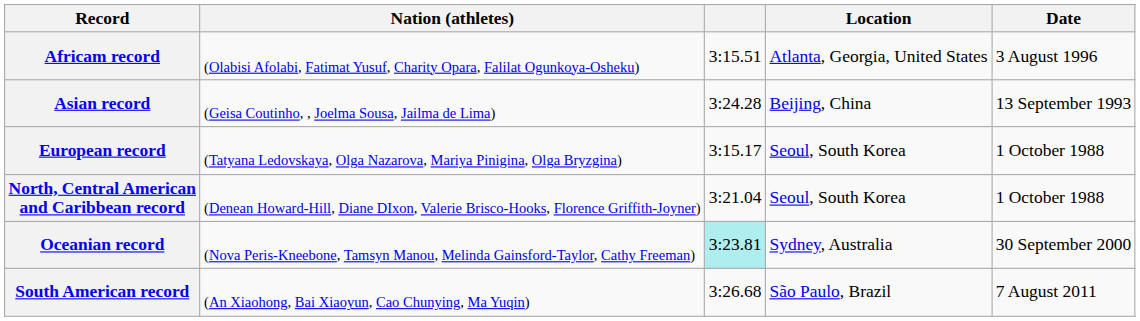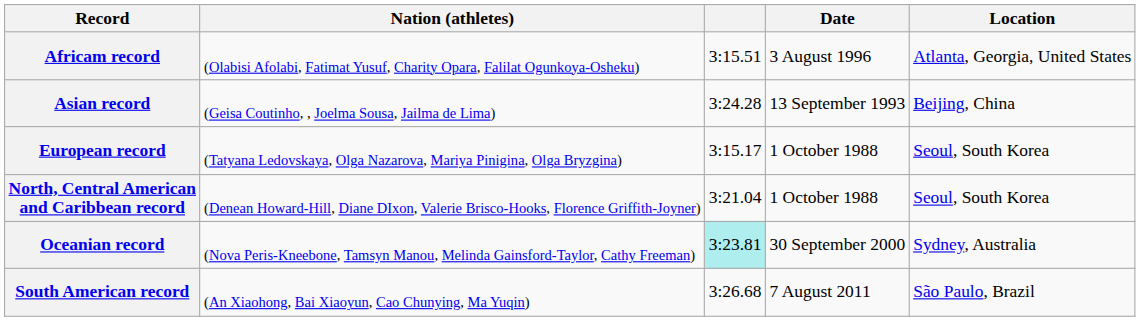columns swapped: (879, 18) <-> (1063, 18)
